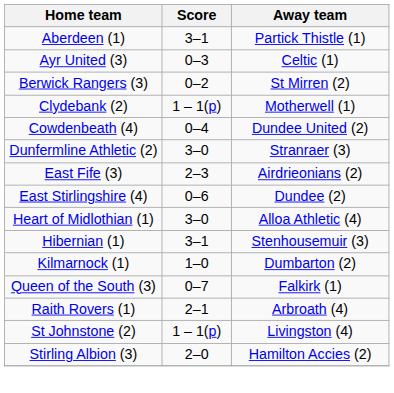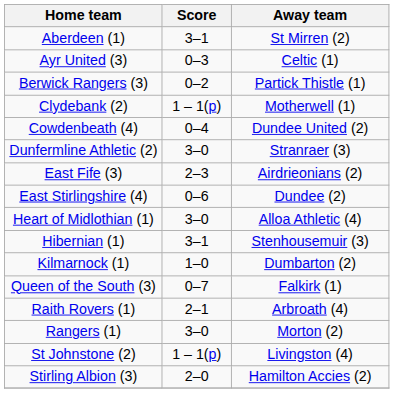(310, 38) Partick Thistle (1) -> (310, 38) St Mirren (2)
(310, 83) St Mirren (2) -> (310, 83) Partick Thistle (1)
+ row: (83, 331)
